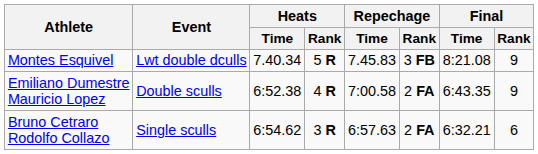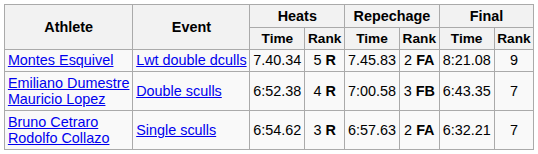(419, 60) 3 FB -> (419, 60) 2 FA
(419, 91) 2 FA -> (419, 91) 3 FB
(514, 91) 9 -> (514, 91) 7
(514, 130) 6 -> (514, 130) 7
